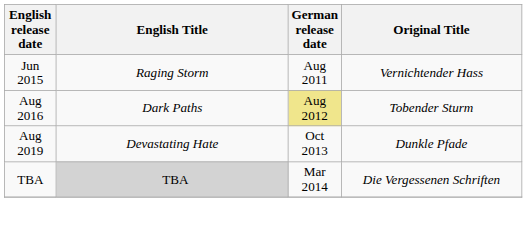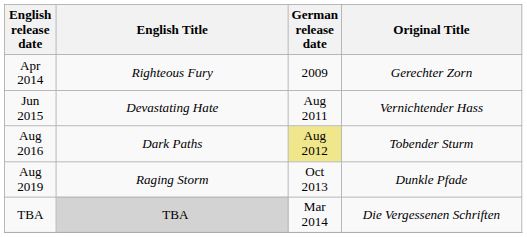+ row: (30, 72)
(172, 72) Raging Storm -> (172, 108) Devastating Hate
(172, 143) Devastating Hate -> (172, 179) Raging Storm
